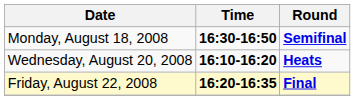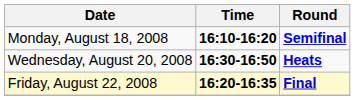(238, 38) 16:30-16:50 -> (238, 38) 16:10-16:20
(238, 60) 16:10-16:20 -> (238, 60) 16:30-16:50
